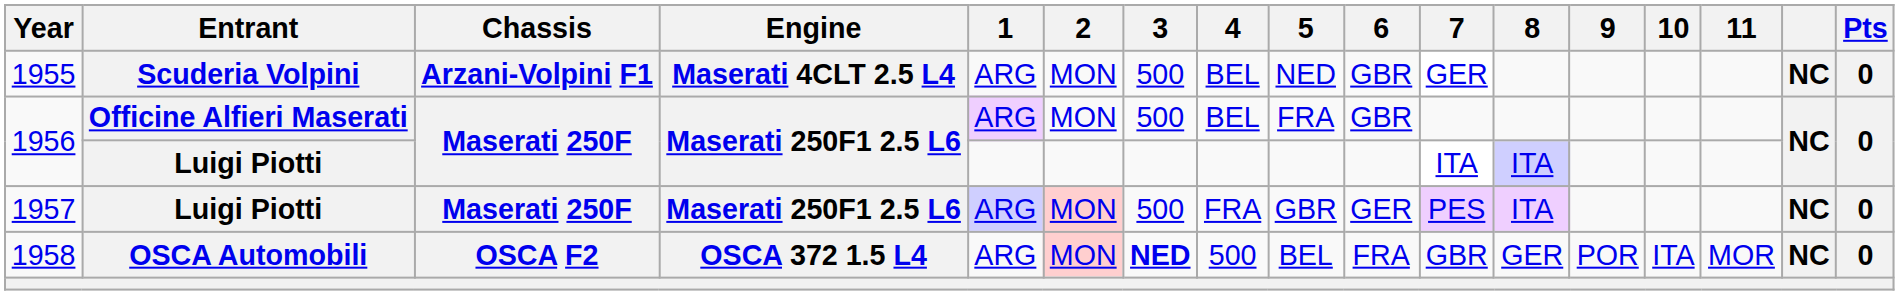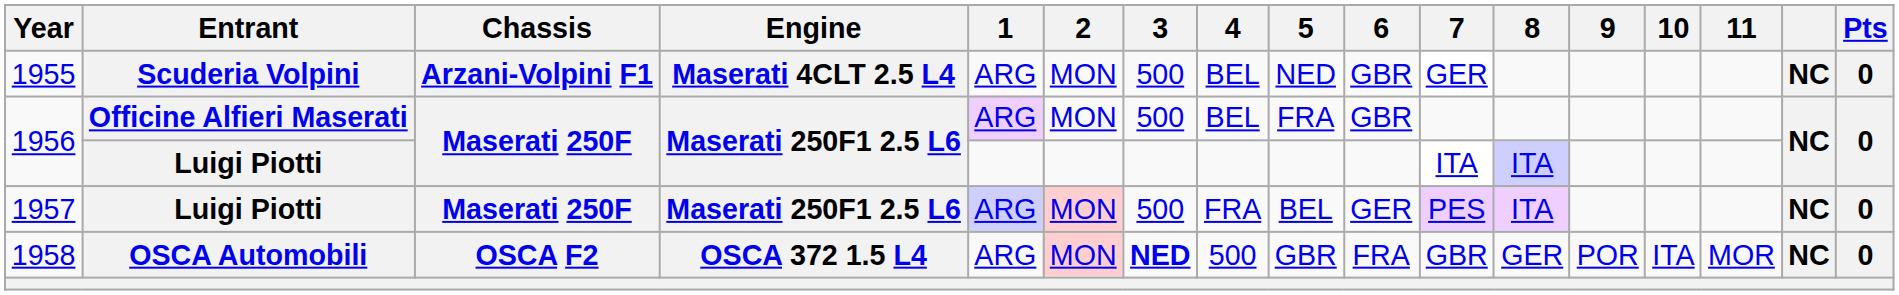(1306, 209) GBR -> (1306, 209) BEL
(1306, 254) BEL -> (1306, 254) GBR
